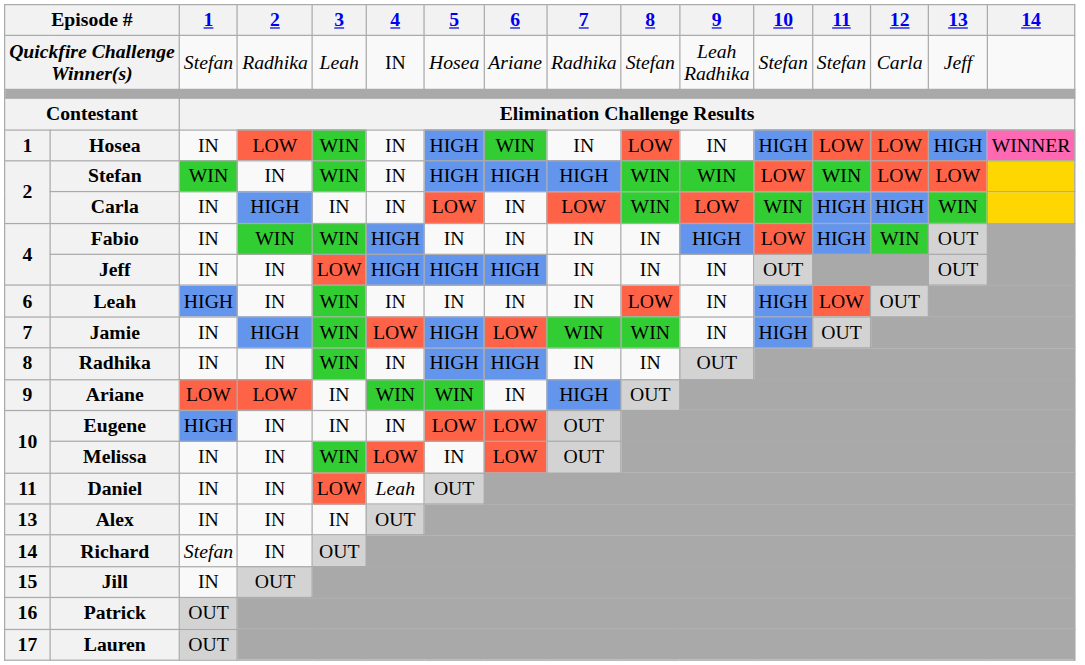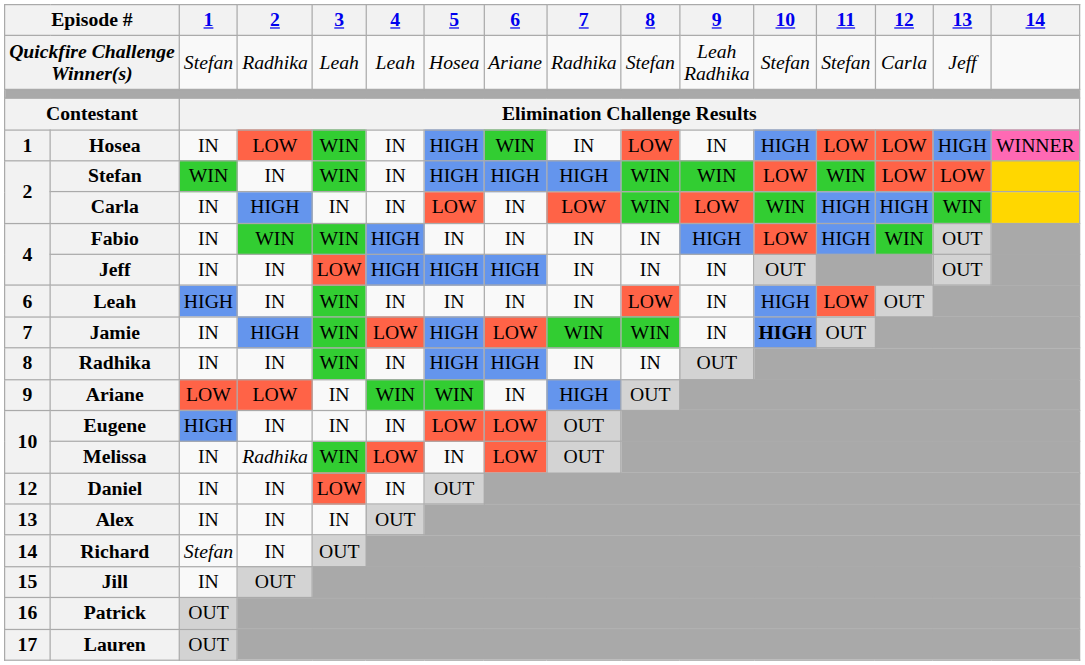(395, 62) IN -> (395, 62) Leah
(783, 332) normal -> (785, 332) bold
(275, 457) IN -> (275, 457) Radhika
(27, 488) 11 -> (27, 488) 12
(395, 488) Leah -> (395, 488) IN
